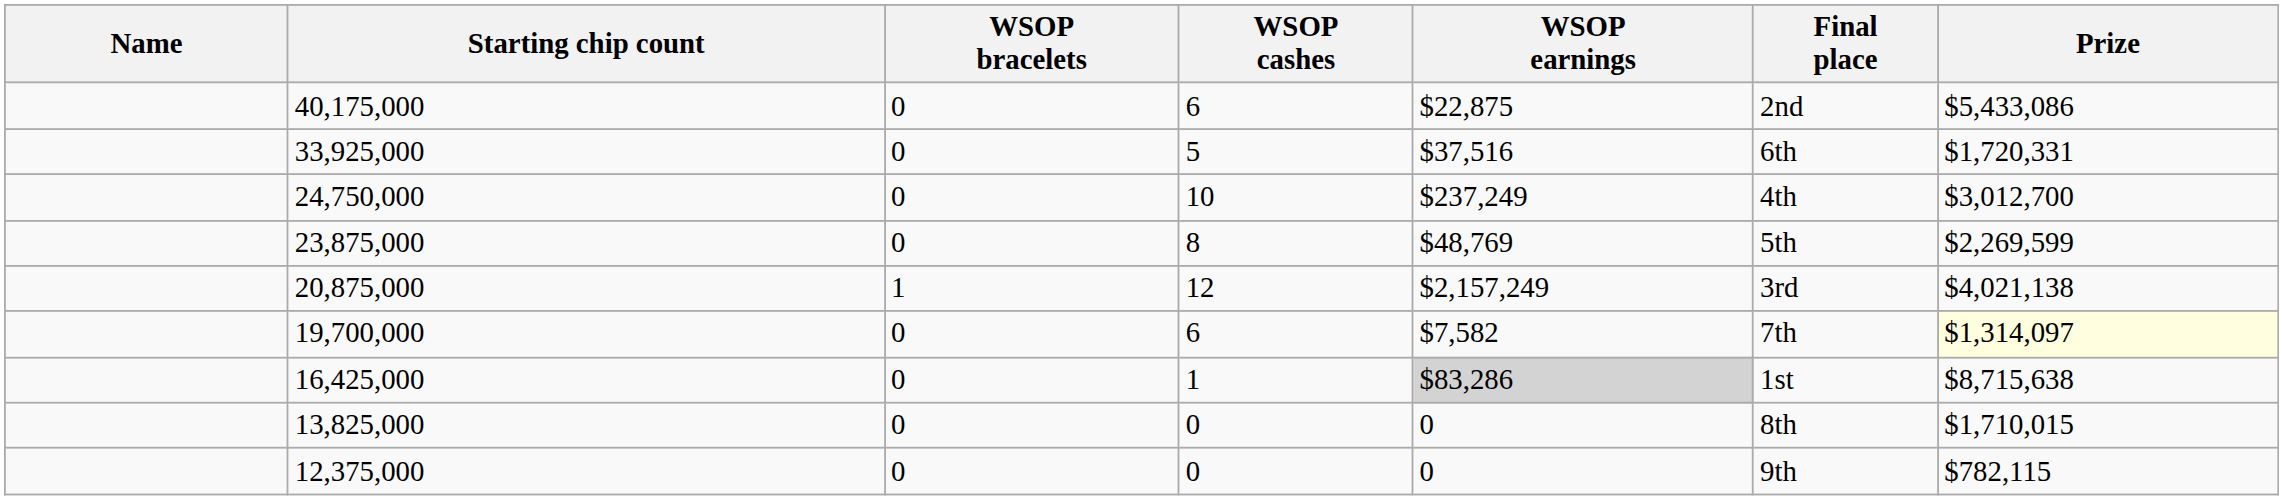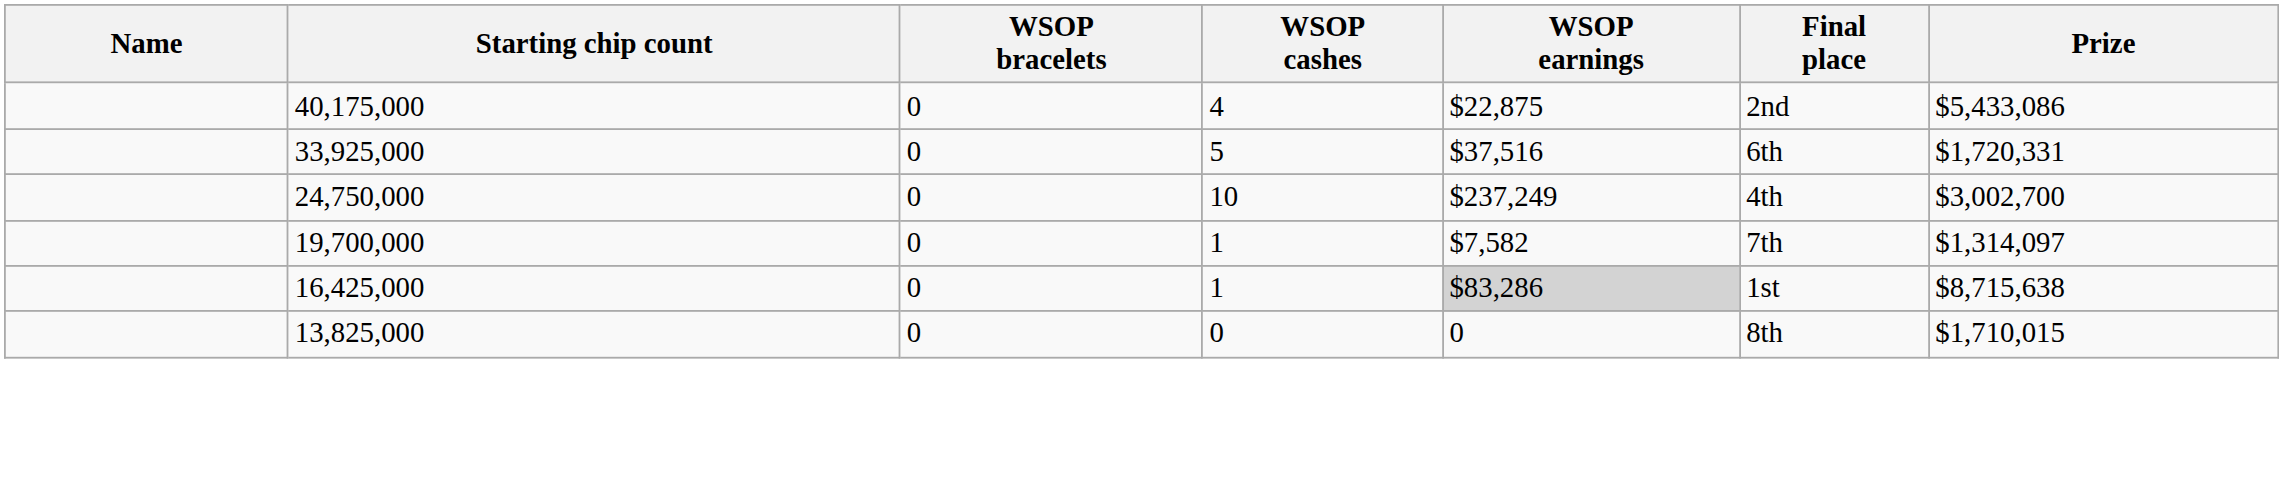(1193, 105) 6 -> (1217, 105) 4
(2009, 196) $3,012,700 -> (2000, 196) $3,002,700
- row: (360, 242)
- row: (360, 288)
(1193, 333) 6 -> (1217, 242) 1
(2009, 333) lightyellow background -> (2000, 242) no background
- row: (360, 470)
